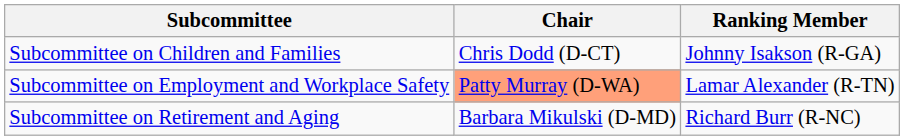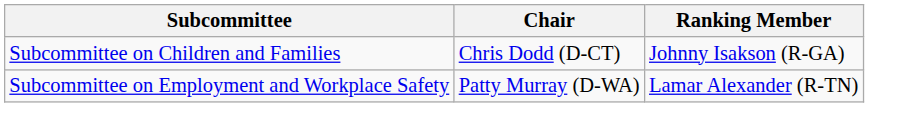(549, 85) lightsalmon background -> (549, 85) no background
- row: (174, 118)
